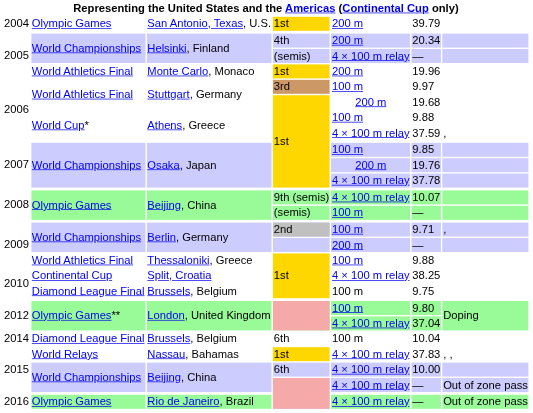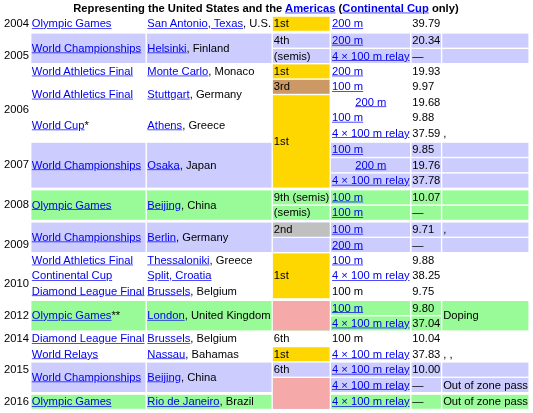(426, 71) 19.96 -> (426, 71) 19.93
(371, 197) 4 × 100 m relay -> (348, 197) 100 m
